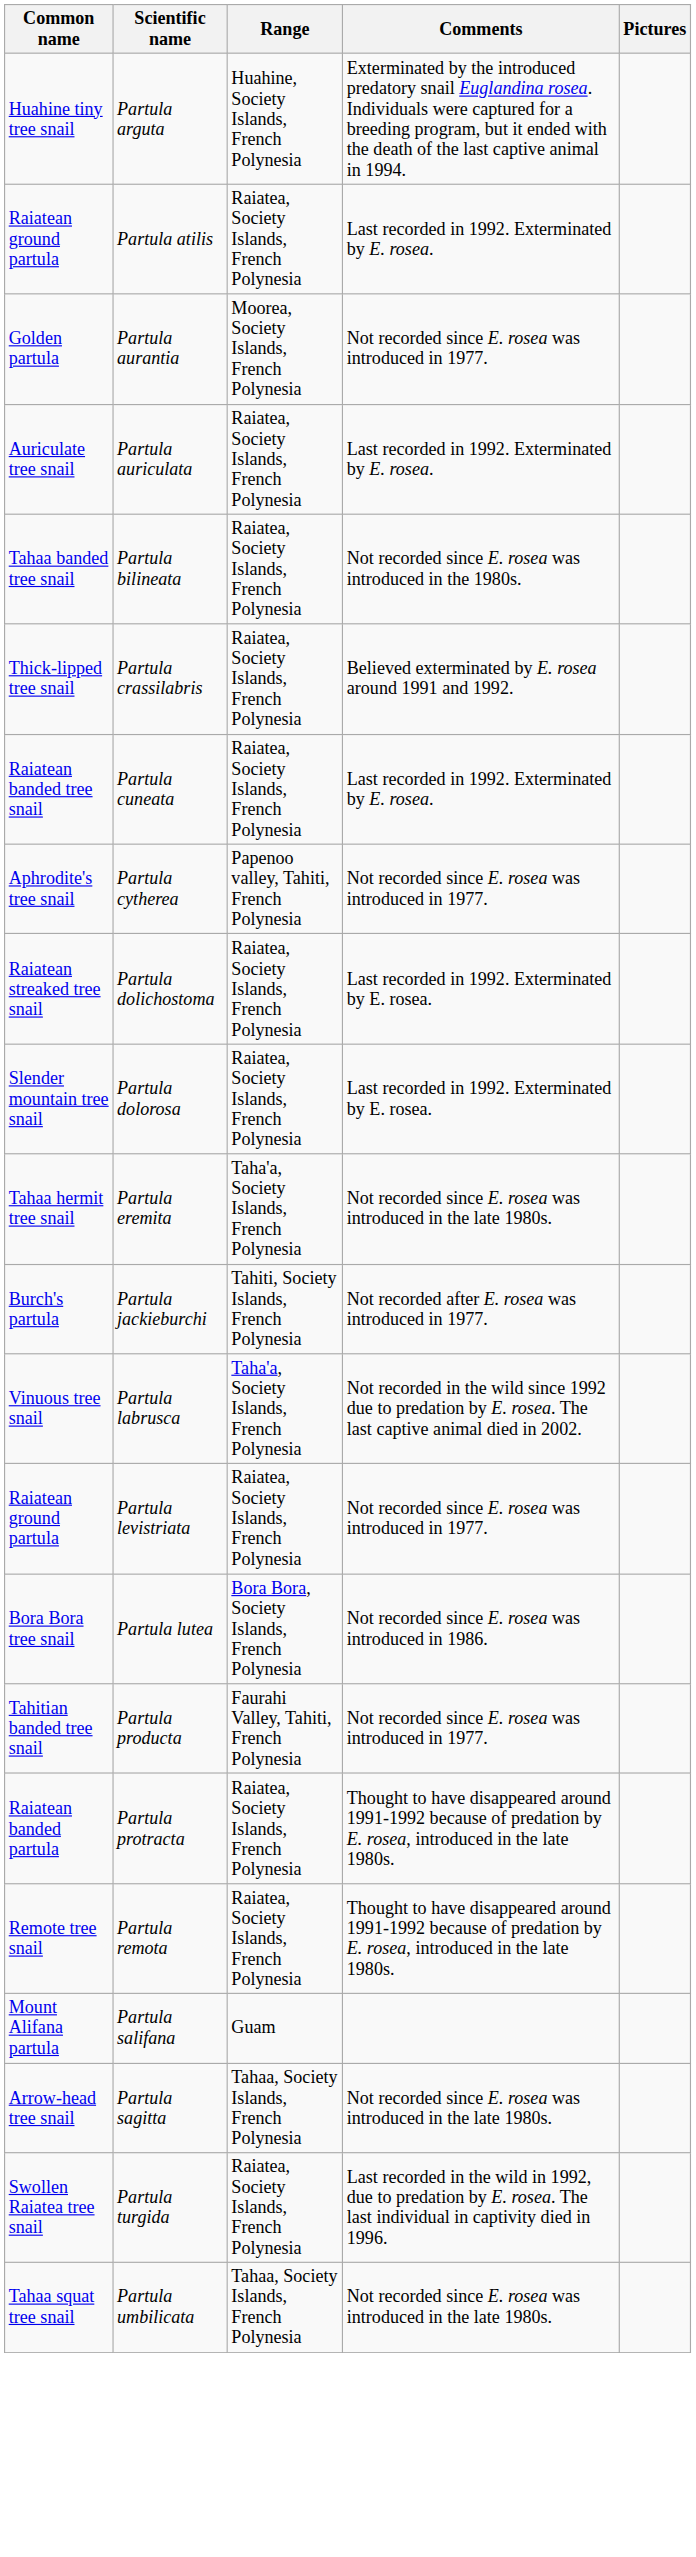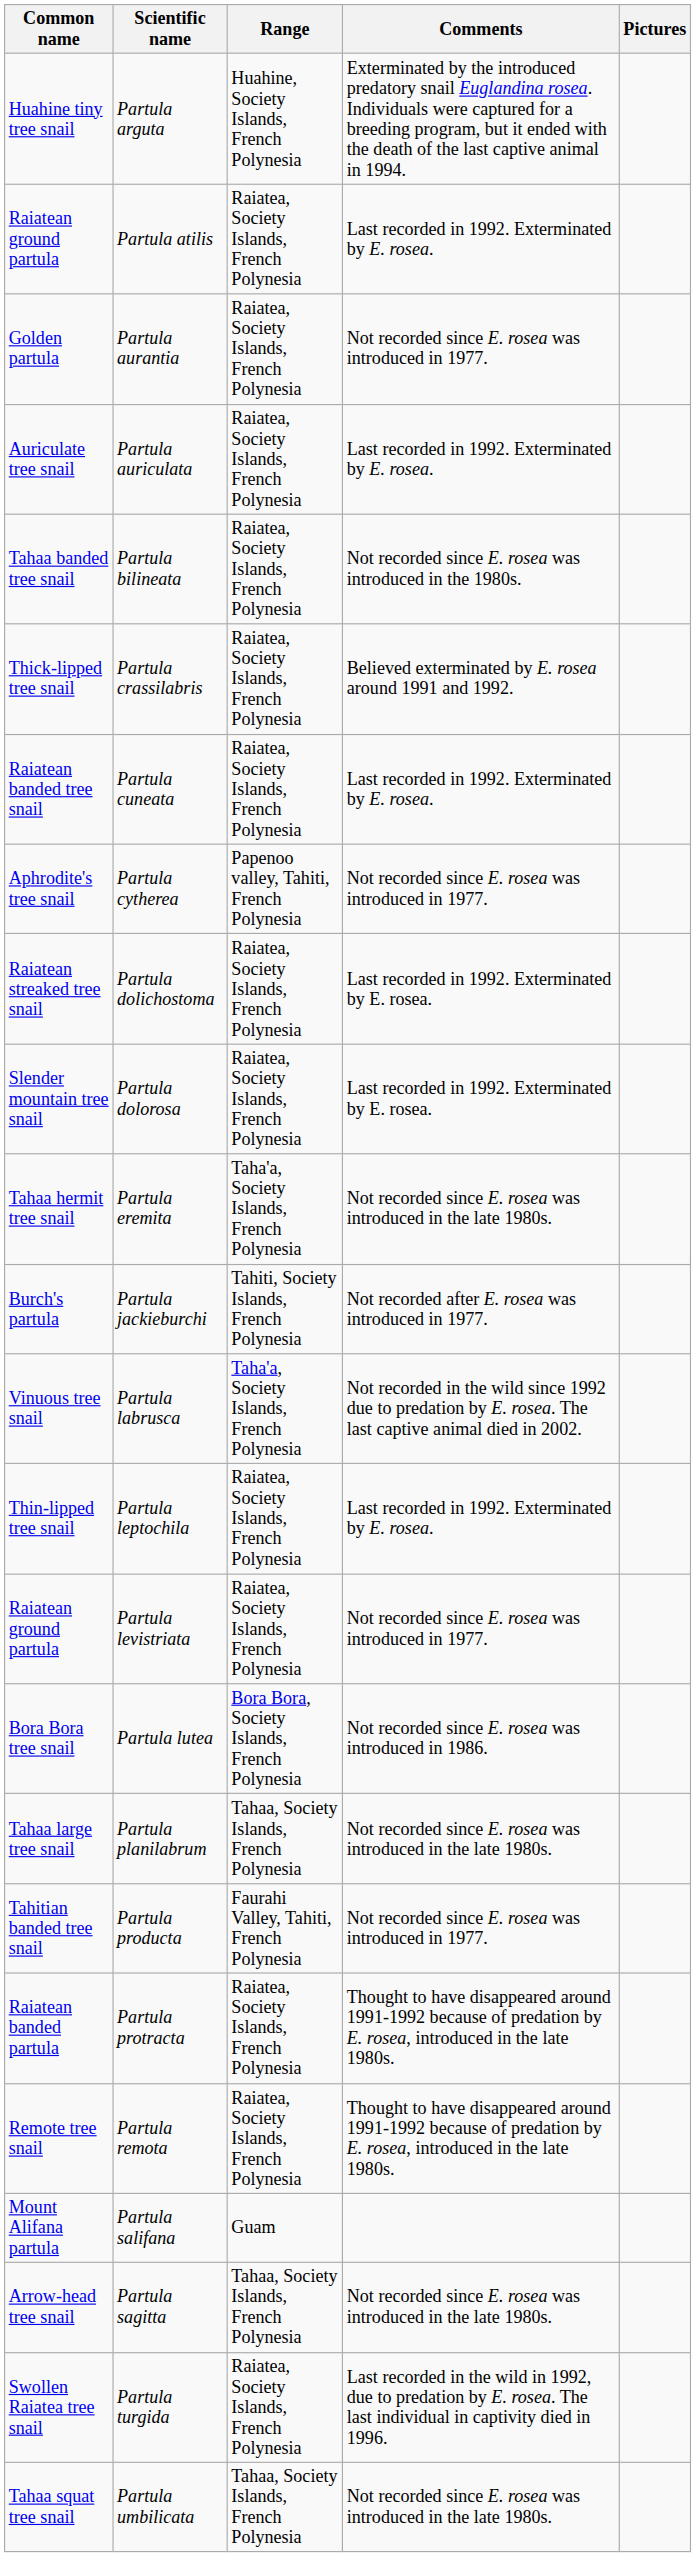(266, 348) Moorea, Society Islands, French Polynesia -> (266, 348) Raiatea, Society Islands, French Polynesia
+ row: (153, 1518)
+ row: (162, 1838)
